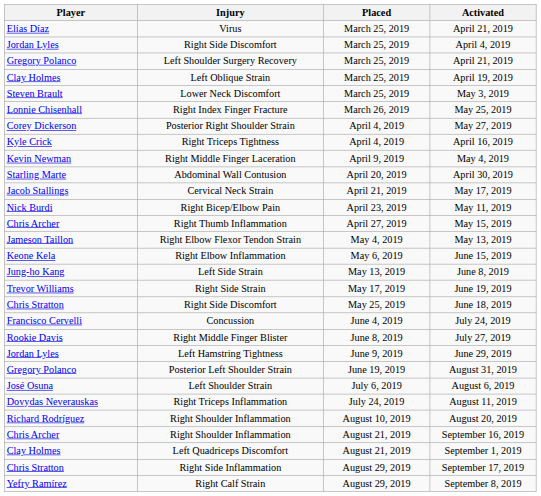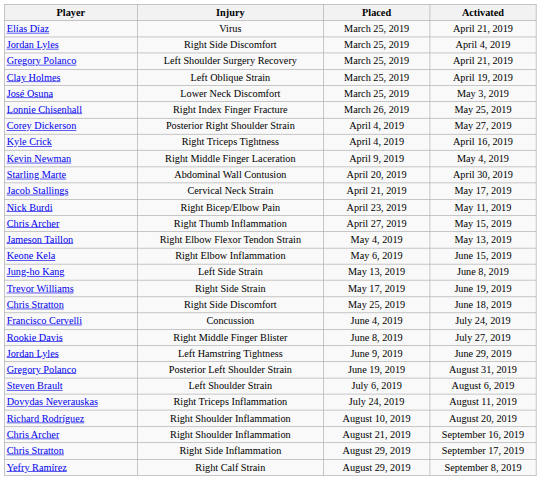(35, 93) Steven Brault -> (30, 93) José Osuna
(30, 386) José Osuna -> (35, 386) Steven Brault
- row: (230, 451)
